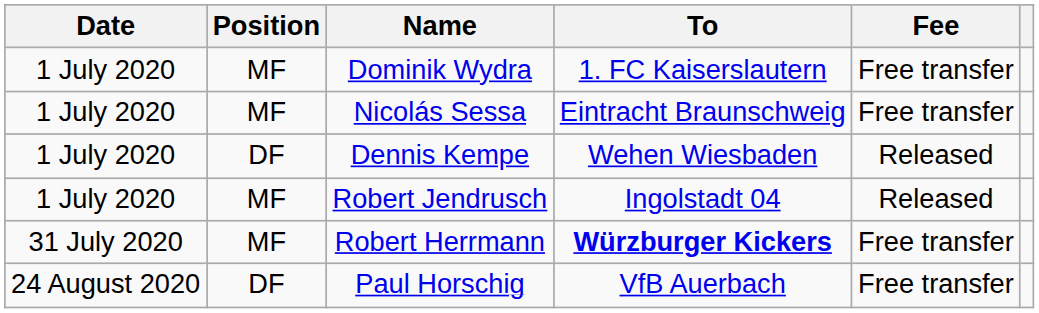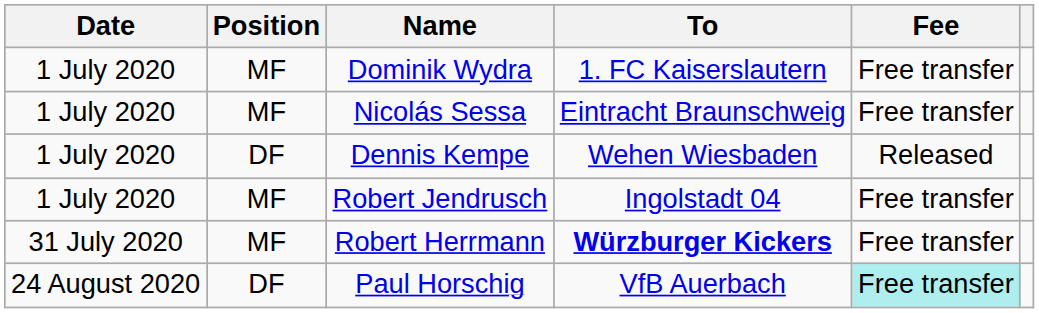(936, 198) Released -> (936, 198) Free transfer
(936, 284) no background -> (936, 284) paleturquoise background
